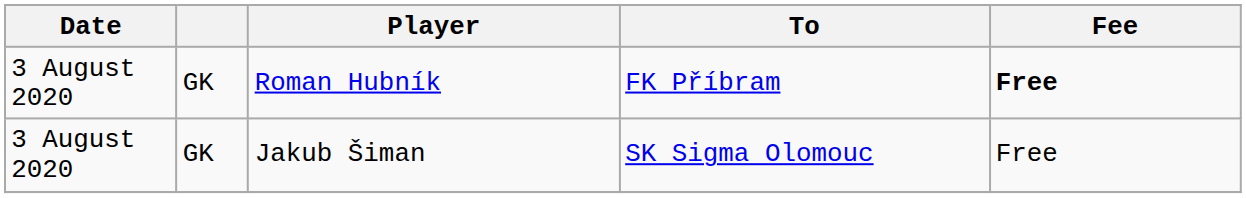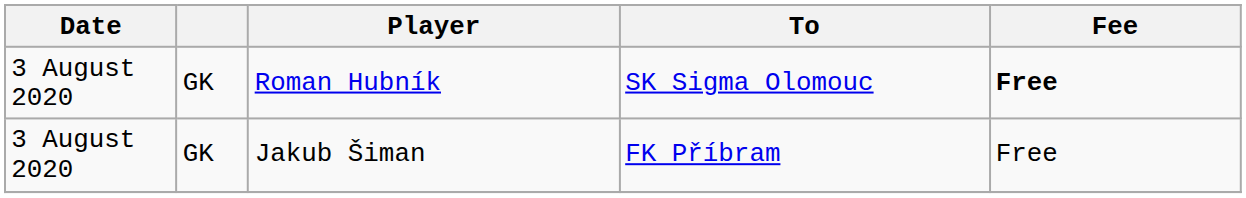(703, 83) FK Příbram -> (749, 83) SK Sigma Olomouc
(749, 155) SK Sigma Olomouc -> (703, 155) FK Příbram
